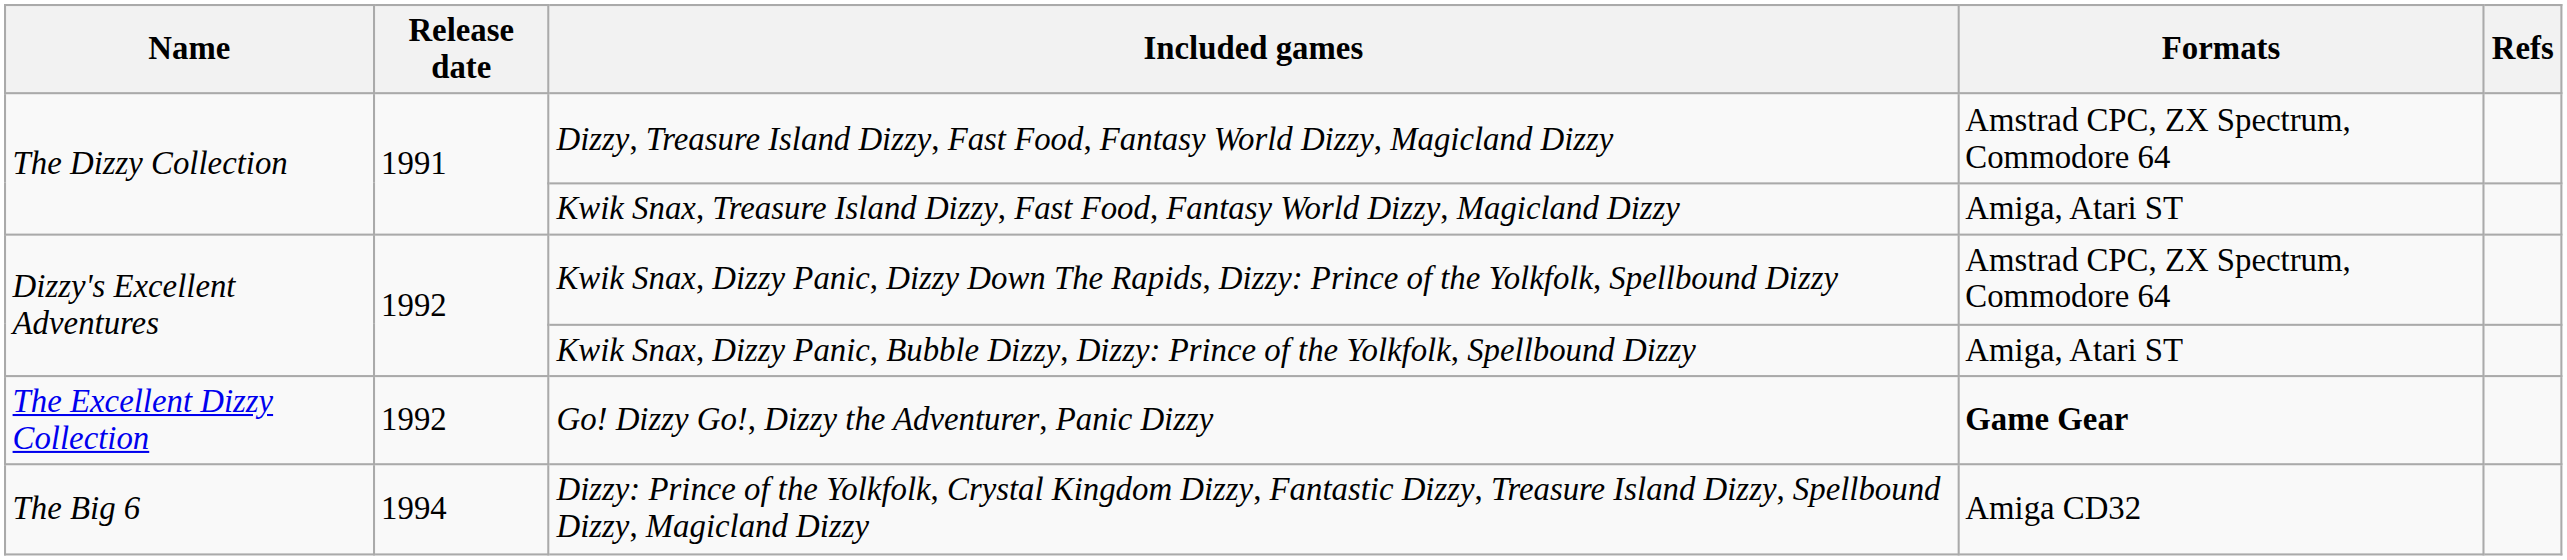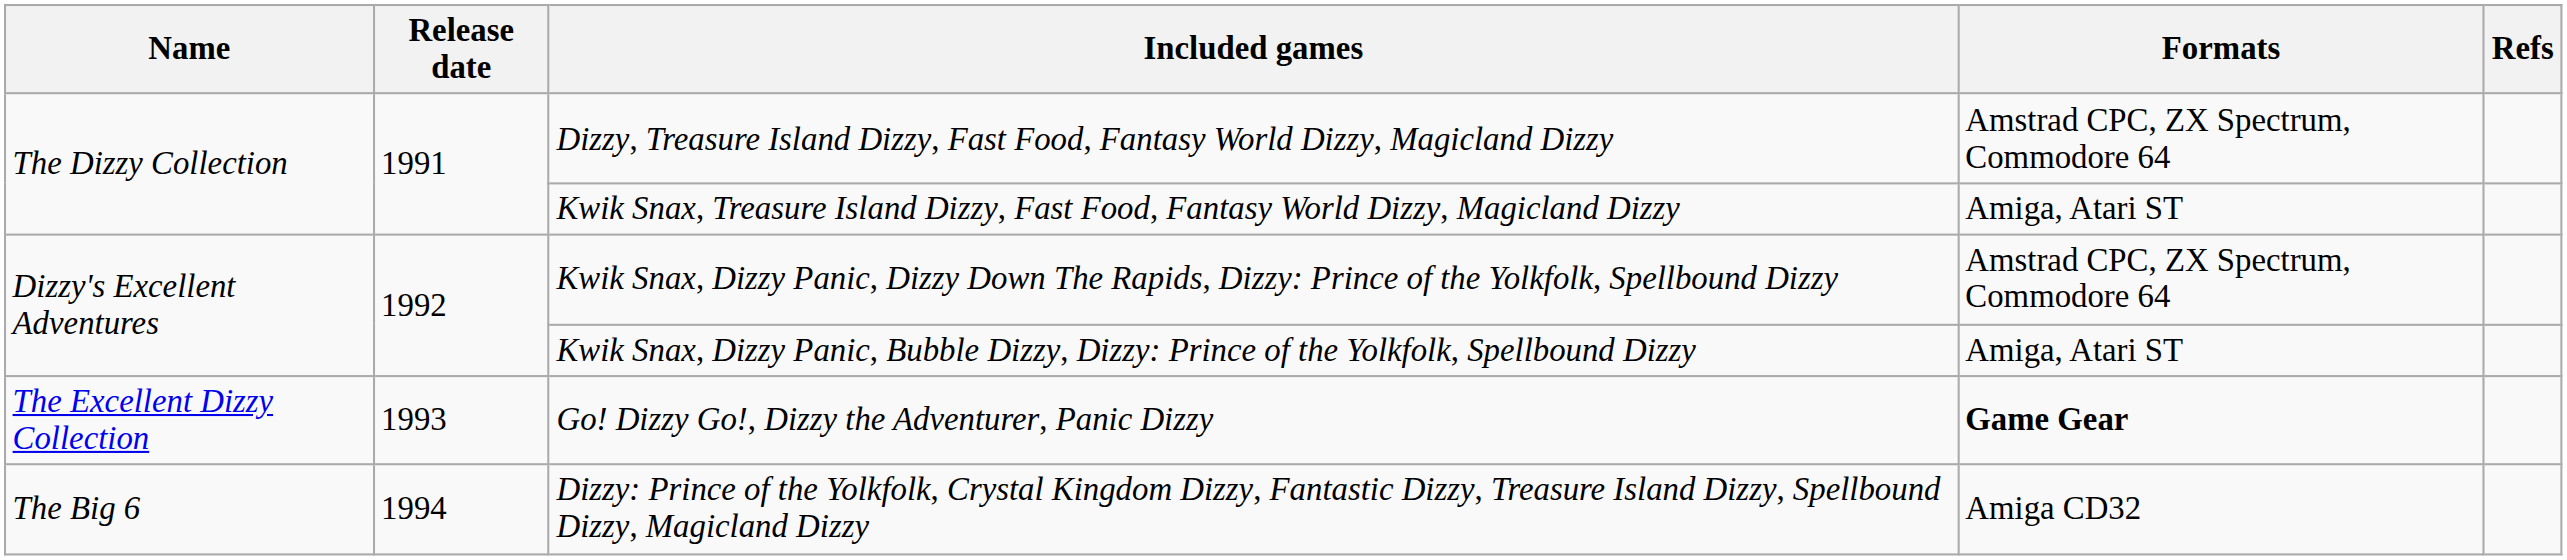(414, 419) 1992 -> (414, 419) 1993
